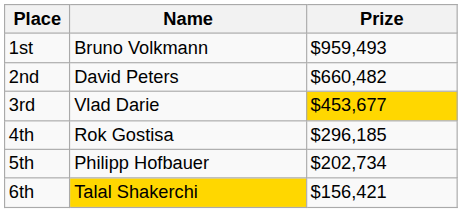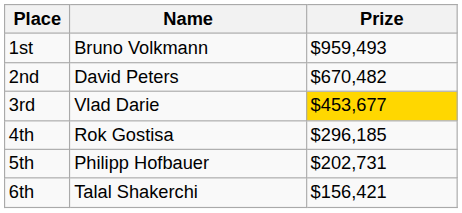(349, 76) $660,482 -> (349, 76) $670,482
(349, 163) $202,734 -> (349, 163) $202,731
(136, 192) gold background -> (136, 192) no background
